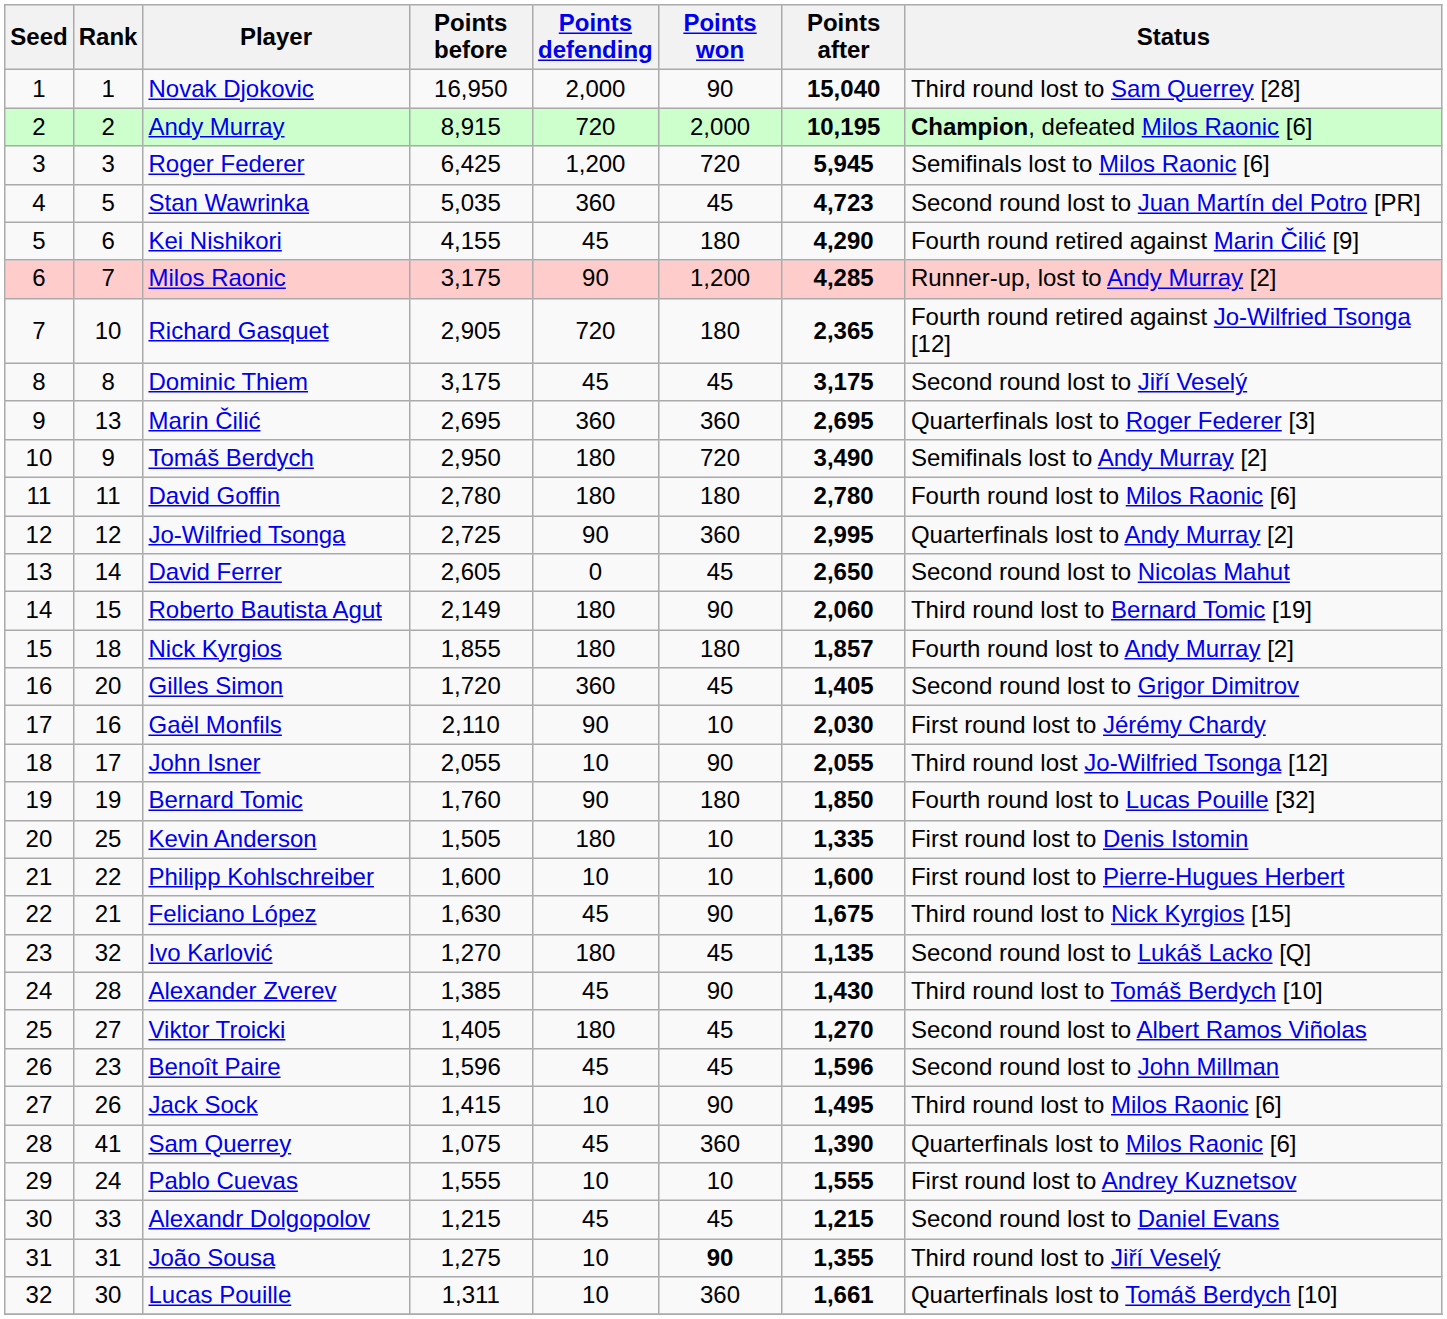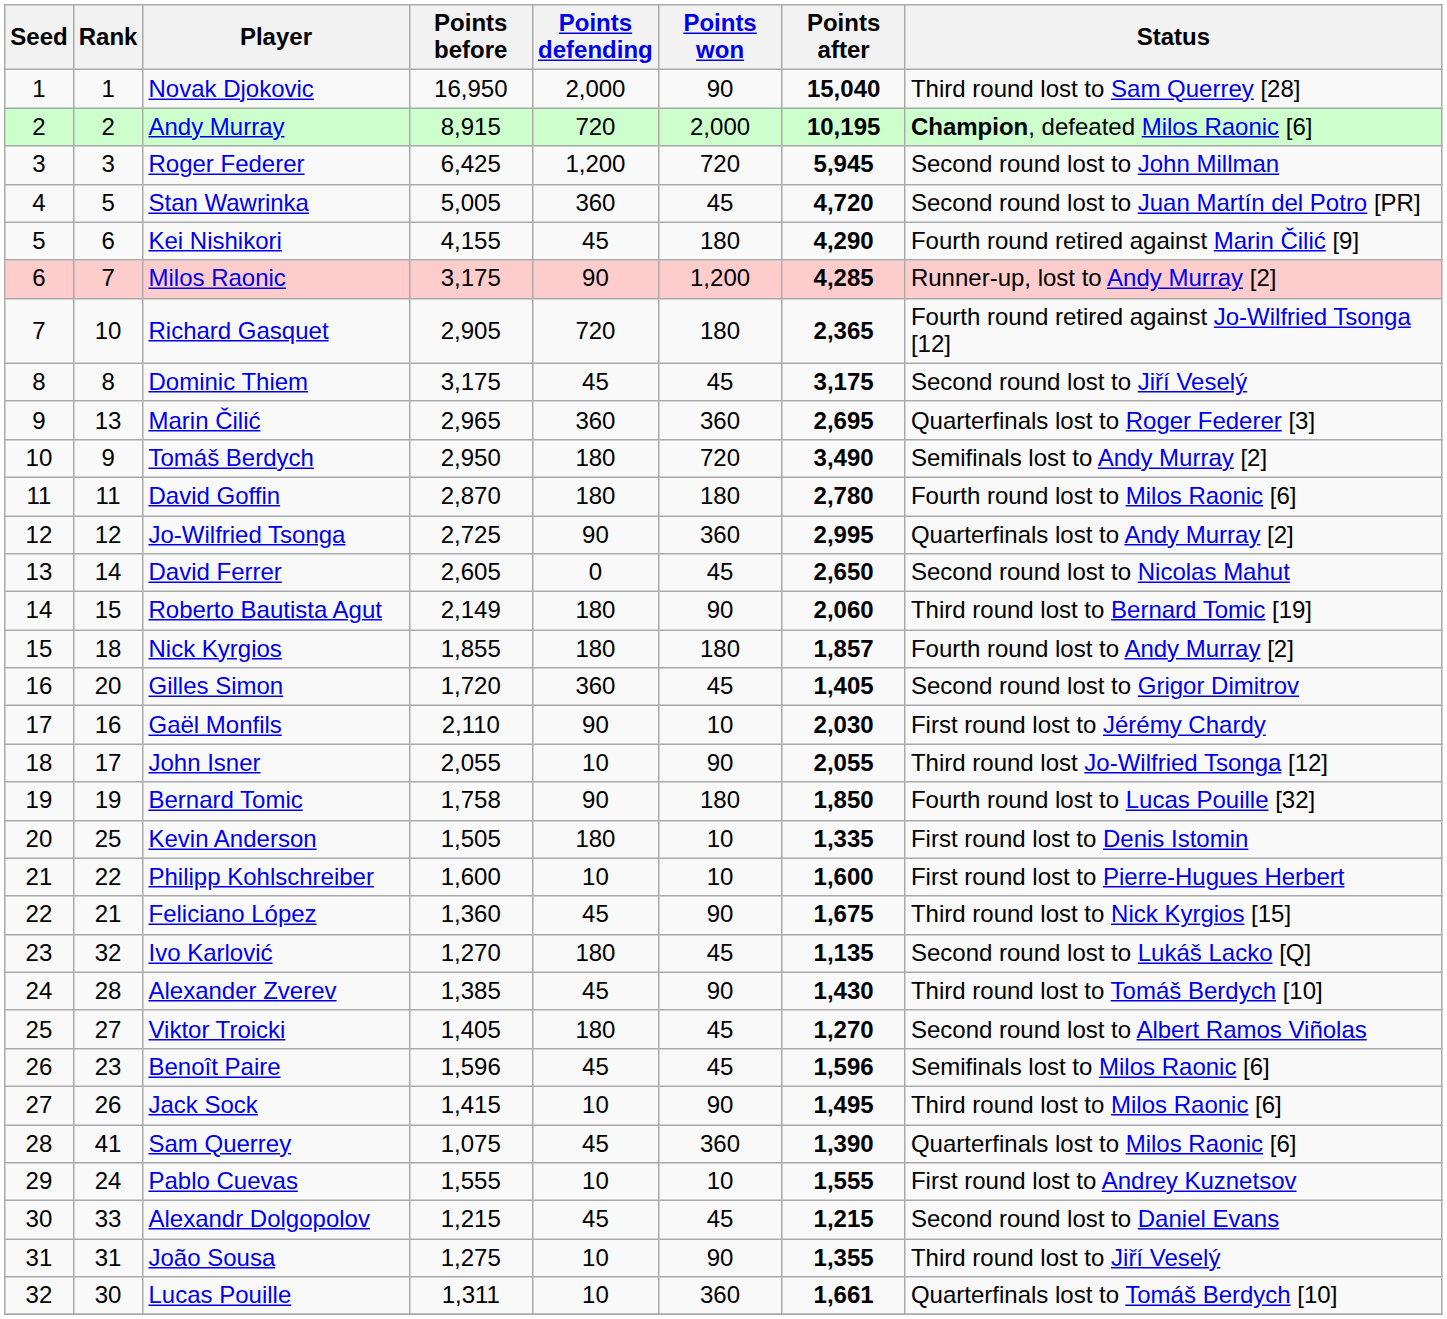(1090, 164) Semifinals lost to Milos Raonic [6] -> (1095, 164) Second round lost to John Millman
(471, 202) 5,035 -> (471, 202) 5,005
(844, 202) 4,723 -> (844, 202) 4,720
(471, 420) 2,695 -> (471, 420) 2,965
(471, 496) 2,780 -> (471, 496) 2,870
(471, 800) 1,760 -> (471, 800) 1,758
(471, 914) 1,630 -> (471, 914) 1,360
(1095, 1067) Second round lost to John Millman -> (1090, 1067) Semifinals lost to Milos Raonic [6]
(720, 1257) bold -> (720, 1257) normal
